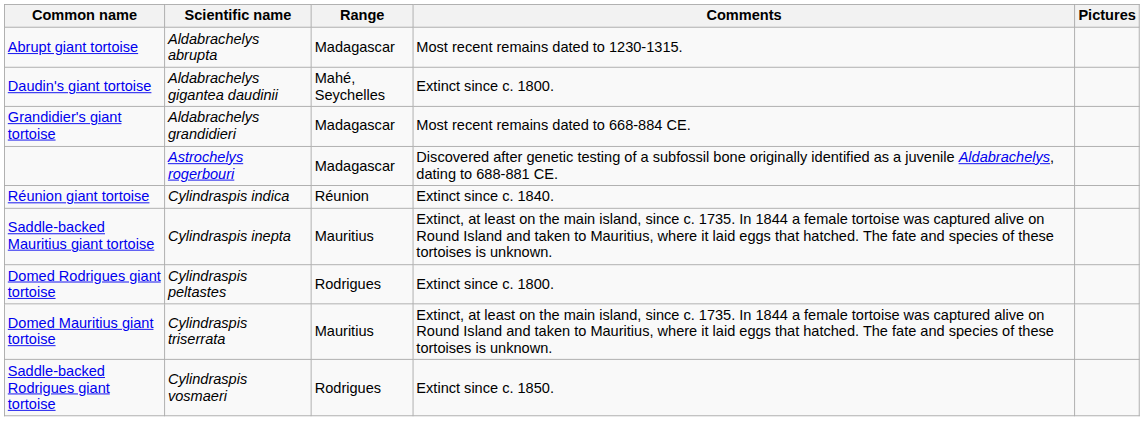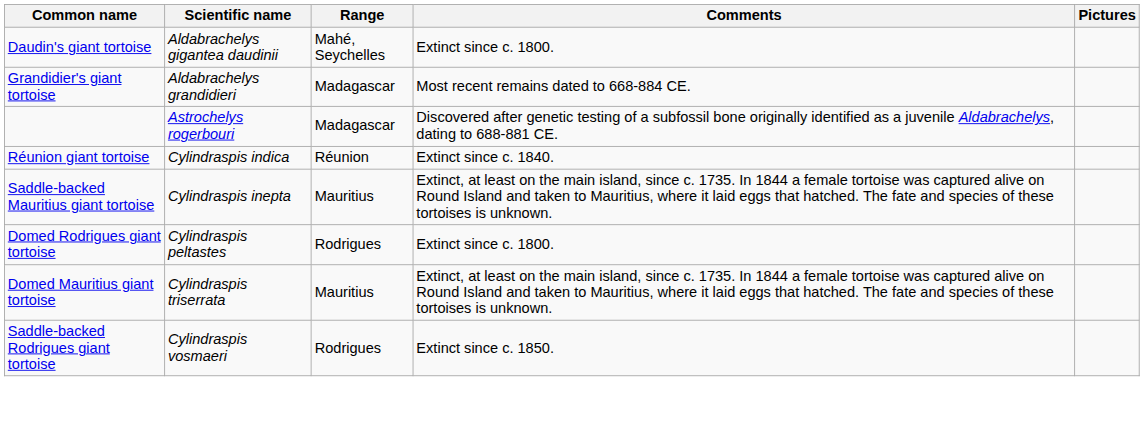- row: (73, 47)
